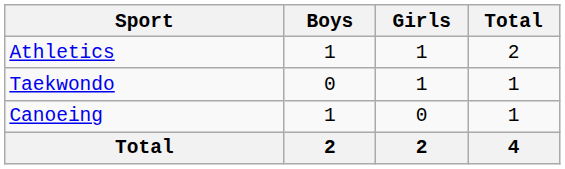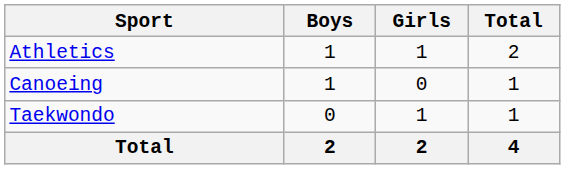rows swapped: (56, 116) <-> (62, 84)
